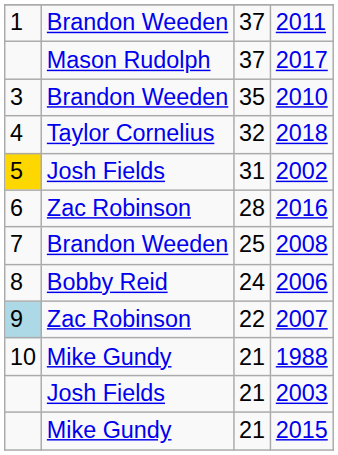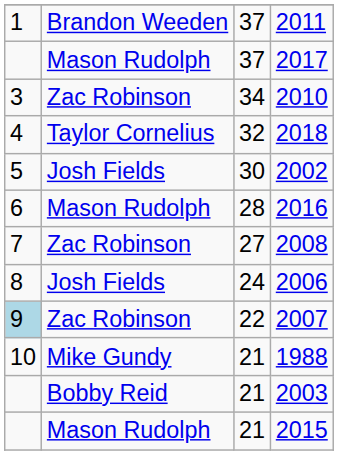(138, 97) Brandon Weeden -> (119, 97) Zac Robinson
(252, 97) 35 -> (252, 97) 34
(17, 171) gold background -> (17, 171) no background
(252, 171) 31 -> (252, 171) 30
(119, 208) Zac Robinson -> (129, 208) Mason Rudolph
(138, 245) Brandon Weeden -> (119, 245) Zac Robinson
(252, 245) 25 -> (252, 245) 27
(107, 282) Bobby Reid -> (106, 282) Josh Fields
(106, 393) Josh Fields -> (107, 393) Bobby Reid
(109, 430) Mike Gundy -> (129, 430) Mason Rudolph
